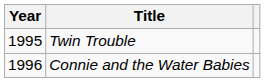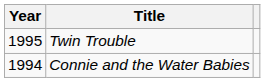(25, 65) 1996 -> (25, 65) 1994
